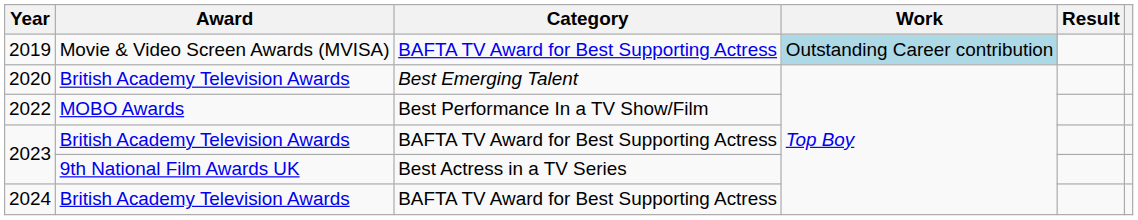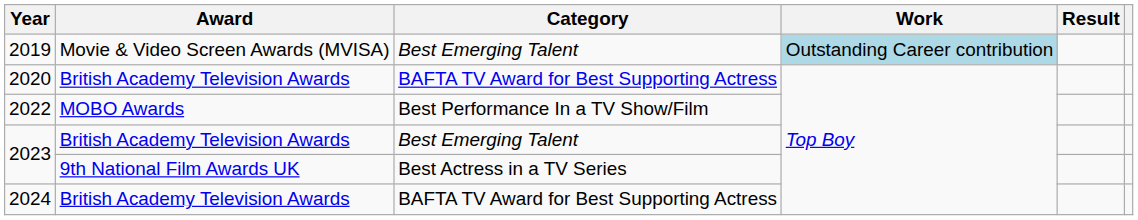(588, 49) BAFTA TV Award for Best Supporting Actress -> (488, 49) Best Emerging Talent
(488, 79) Best Emerging Talent -> (588, 79) BAFTA TV Award for Best Supporting Actress
(588, 139) BAFTA TV Award for Best Supporting Actress -> (488, 139) Best Emerging Talent
